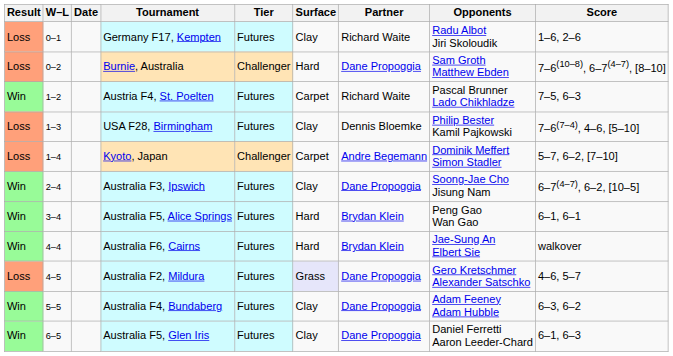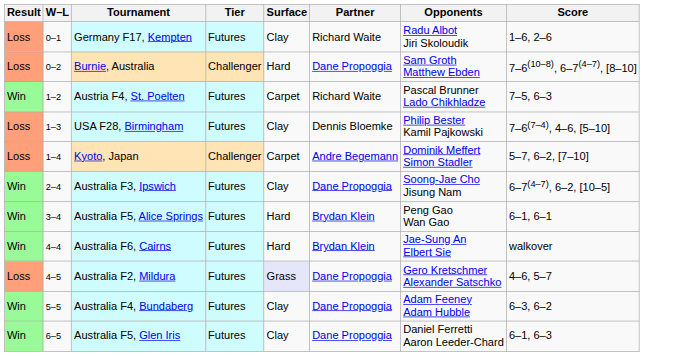- column: (86, 13)
